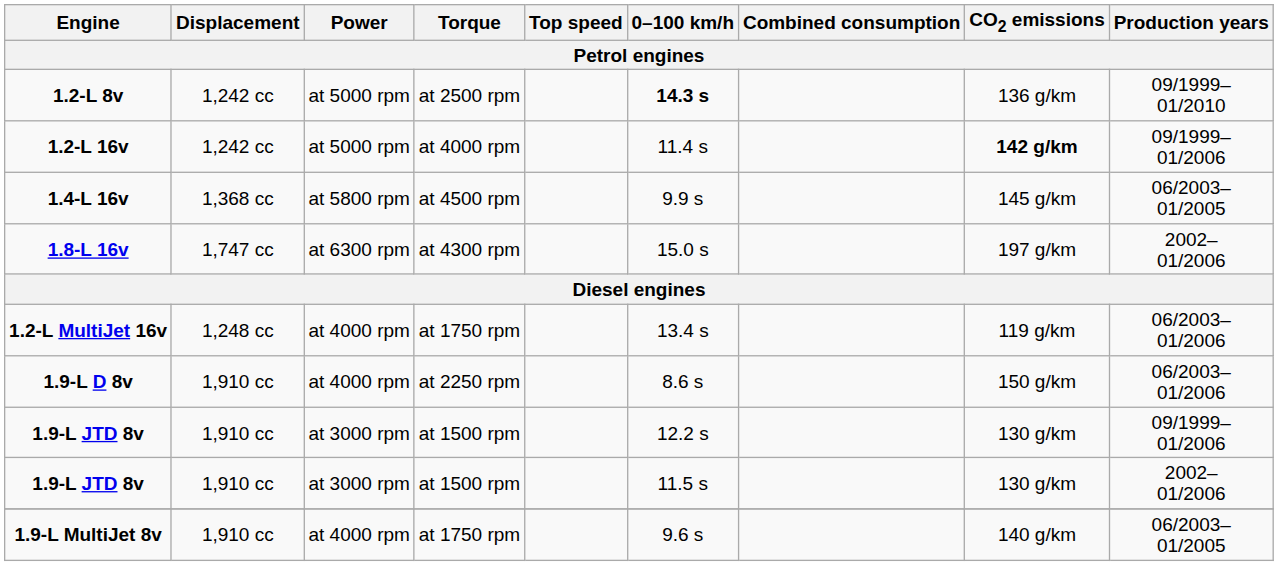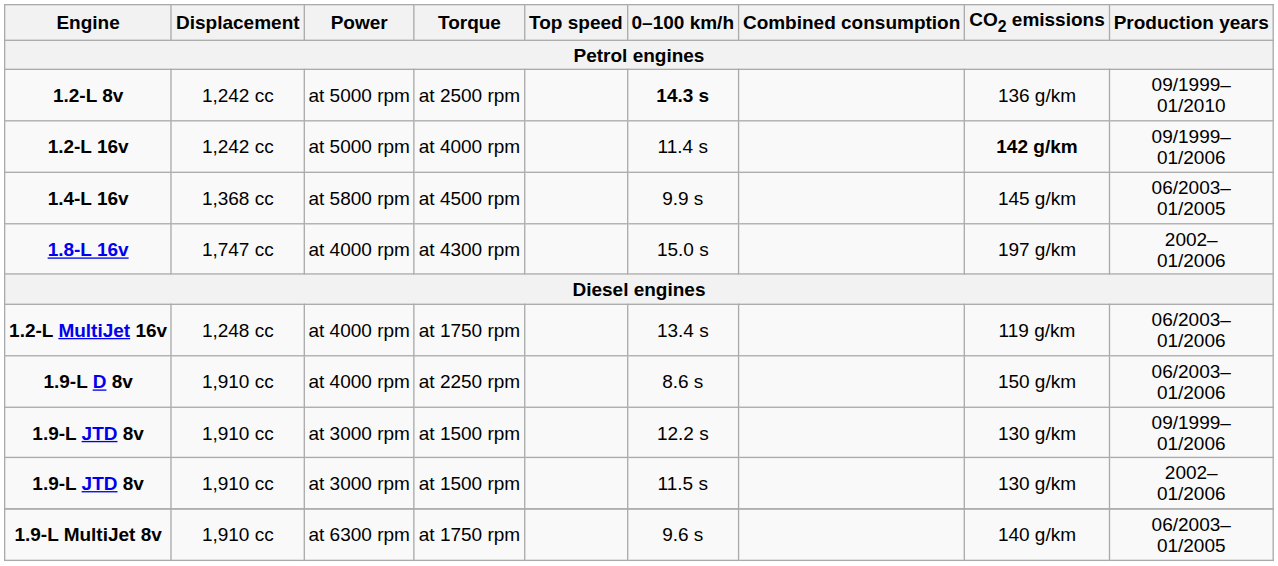(359, 249) at 6300 rpm -> (359, 249) at 4000 rpm
(359, 535) at 4000 rpm -> (359, 535) at 6300 rpm
